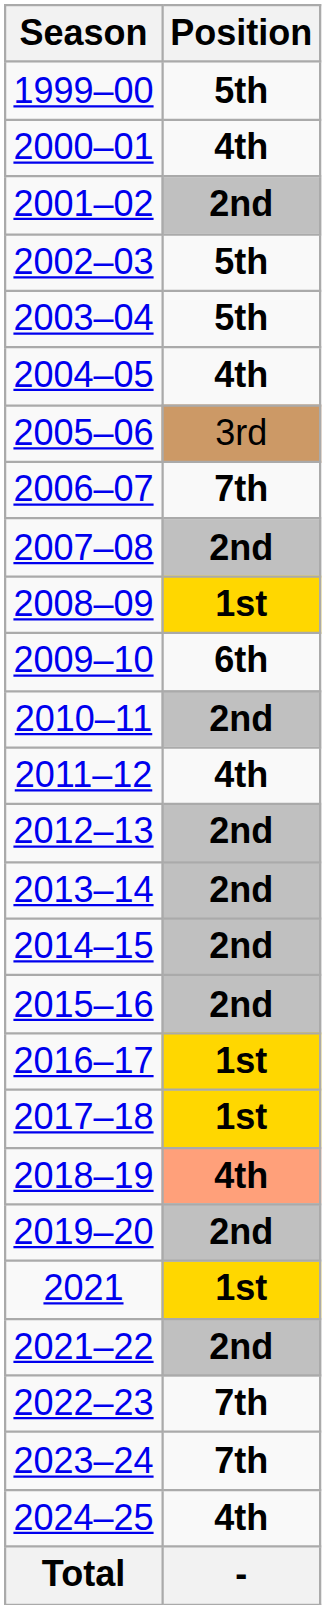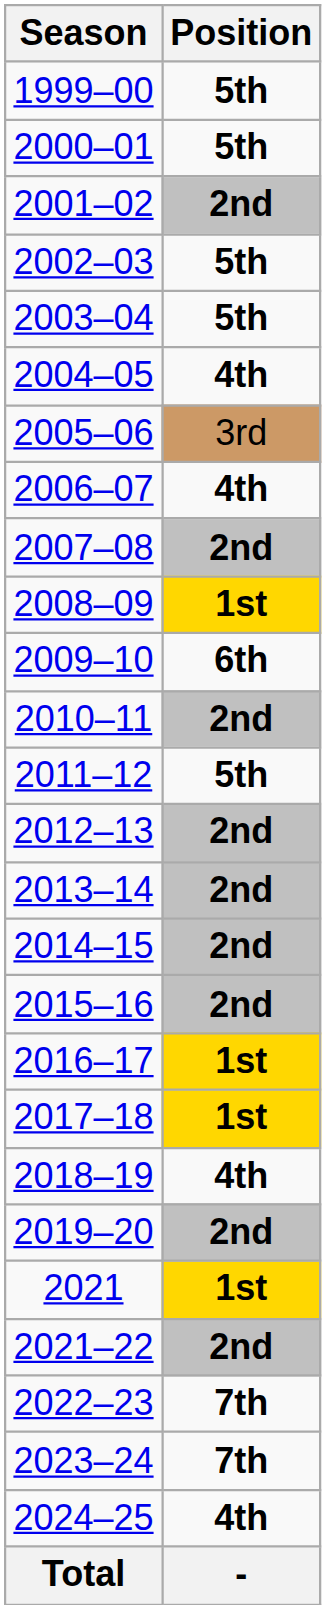(241, 147) 4th -> (241, 147) 5th
(241, 489) 7th -> (241, 489) 4th
(241, 775) 4th -> (241, 775) 5th
(241, 1174) lightsalmon background -> (241, 1174) no background
